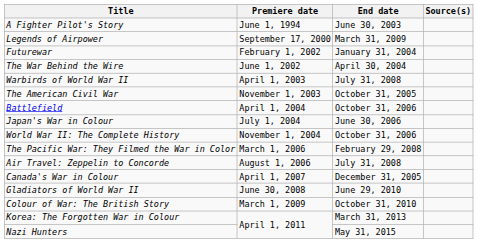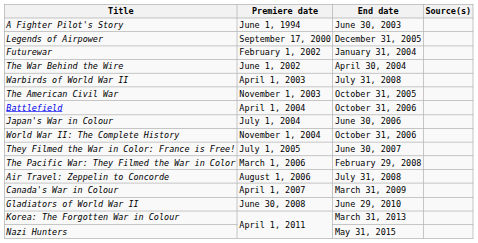(371, 39) March 31, 2009 -> (378, 39) December 31, 2005
+ row: (121, 149)
(378, 176) December 31, 2005 -> (371, 190) March 31, 2009
- row: (88, 204)
